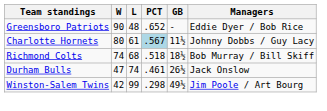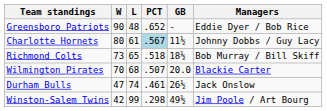(119, 56) 74 -> (119, 56) 73
(134, 56) 68 -> (134, 56) 65
+ row: (55, 70)
